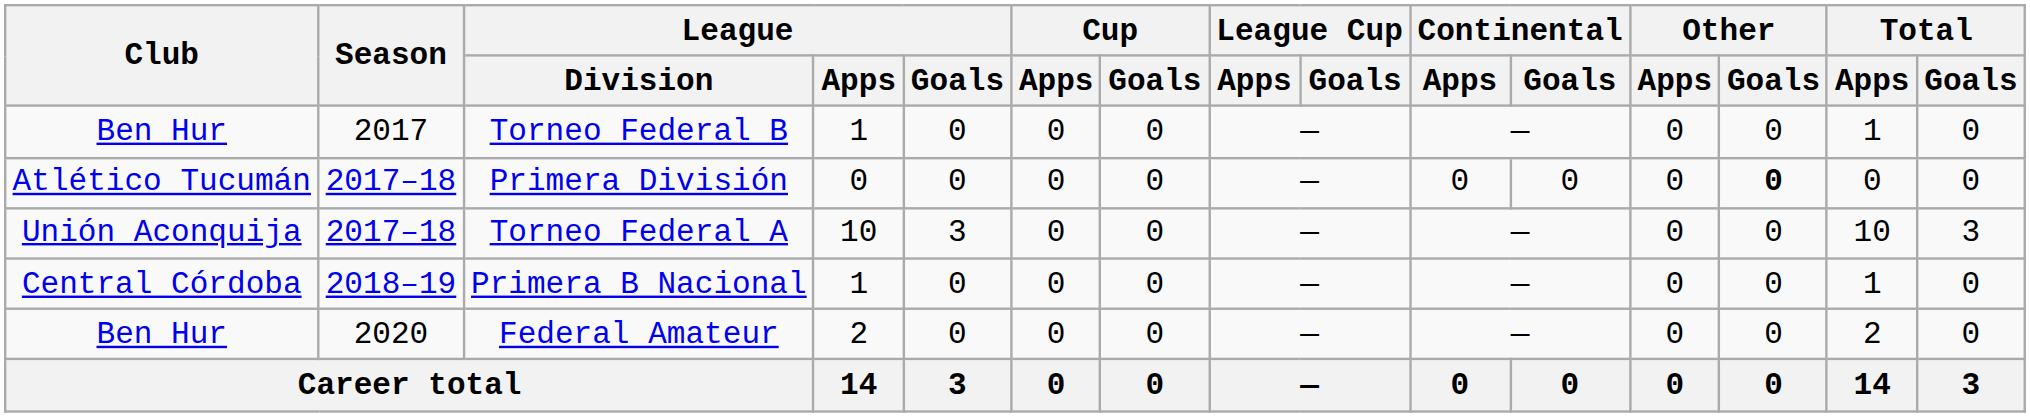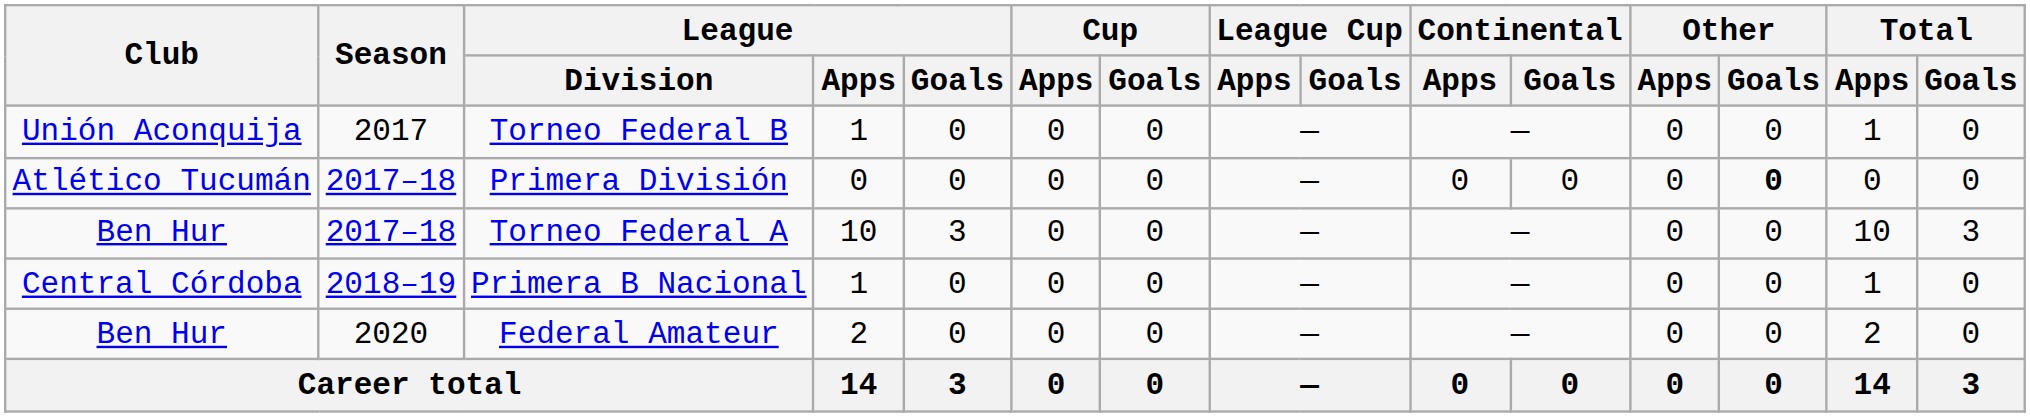(162, 132) Ben Hur -> (162, 132) Unión Aconquija
(162, 233) Unión Aconquija -> (162, 233) Ben Hur
